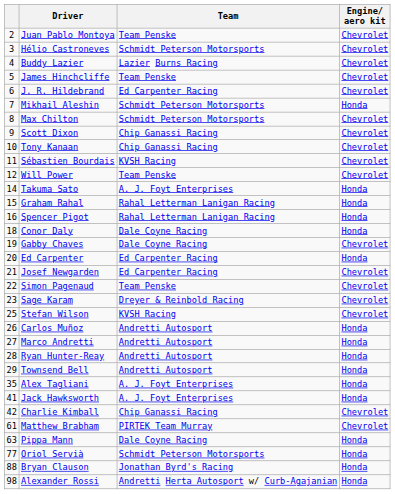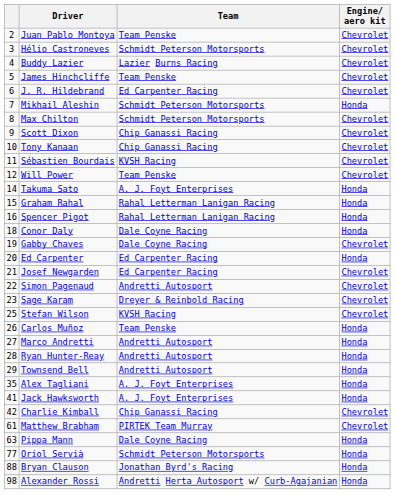(147, 287) Team Penske -> (166, 287) Andretti Autosport
(166, 329) Andretti Autosport -> (147, 329) Team Penske
